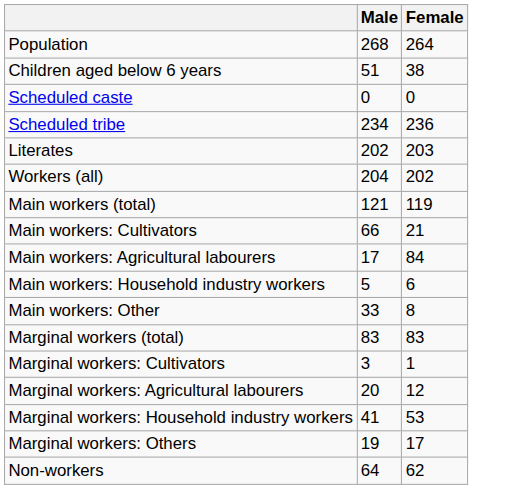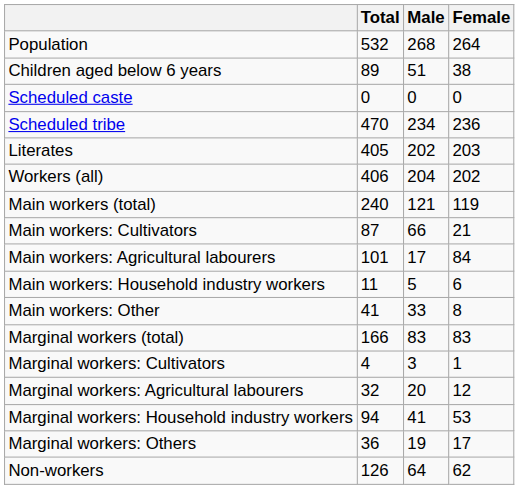+ column: (380, 17)
